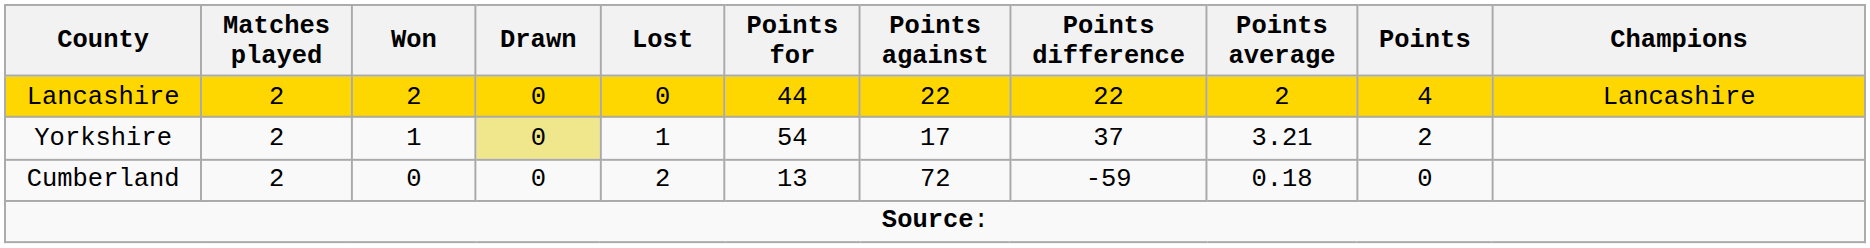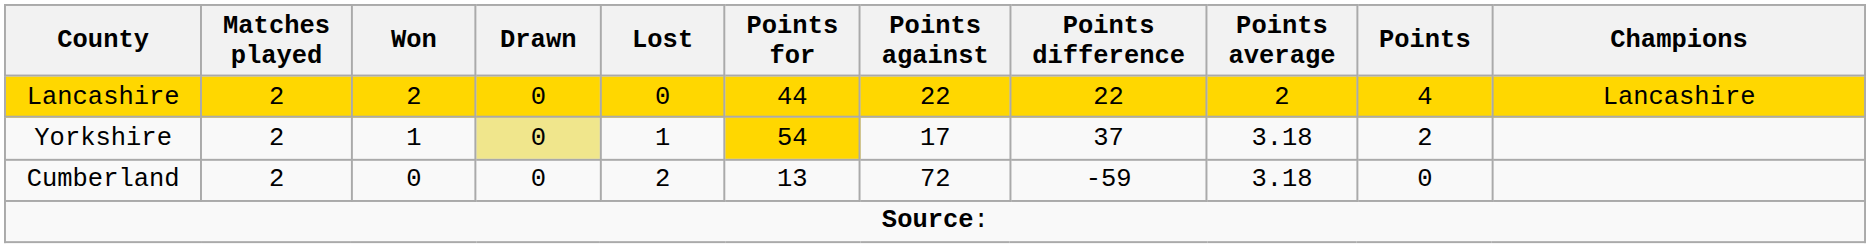(792, 138) no background -> (792, 138) gold background
(1282, 138) 3.21 -> (1282, 138) 3.18
(1282, 180) 0.18 -> (1282, 180) 3.18
